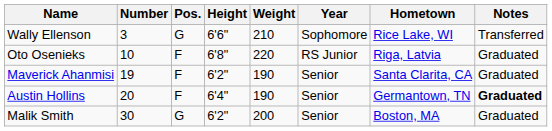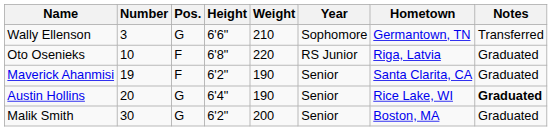(413, 34) Rice Lake, WI -> (422, 34) Germantown, TN
(178, 95) F -> (179, 95) G
(422, 95) Germantown, TN -> (413, 95) Rice Lake, WI
